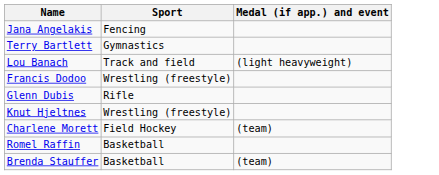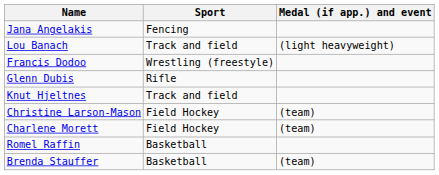- row: (50, 46)
(167, 112) Wrestling (freestyle) -> (192, 95) Track and field
+ row: (74, 112)
